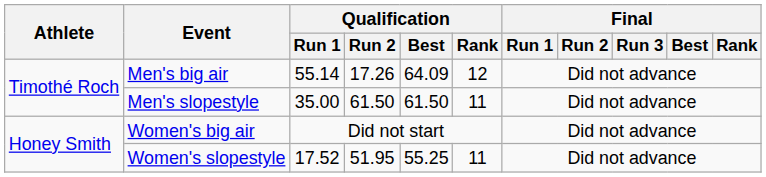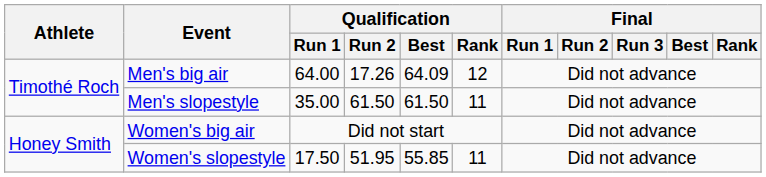(317, 74) 55.14 -> (317, 74) 64.00
(317, 159) 17.52 -> (317, 159) 17.50
(426, 159) 55.25 -> (426, 159) 55.85
